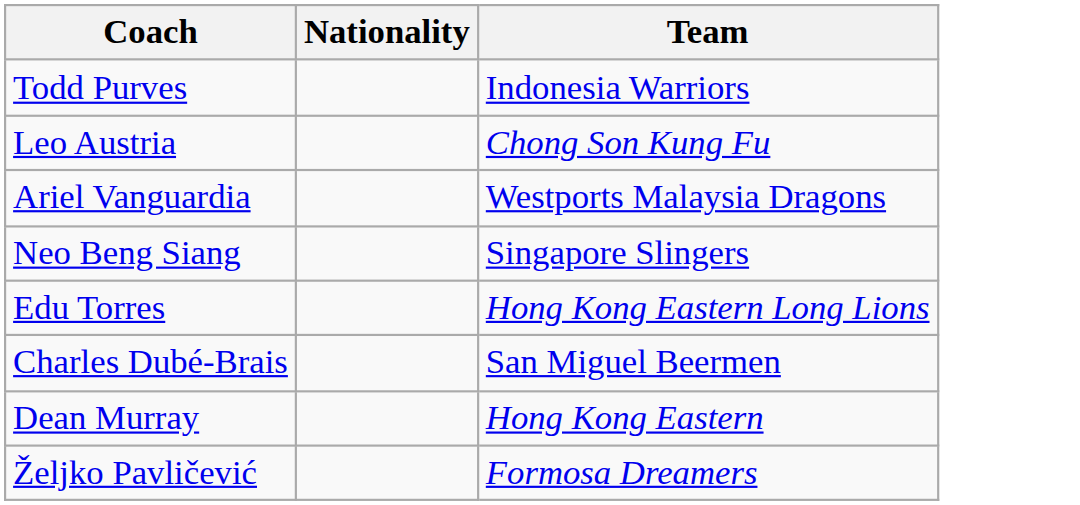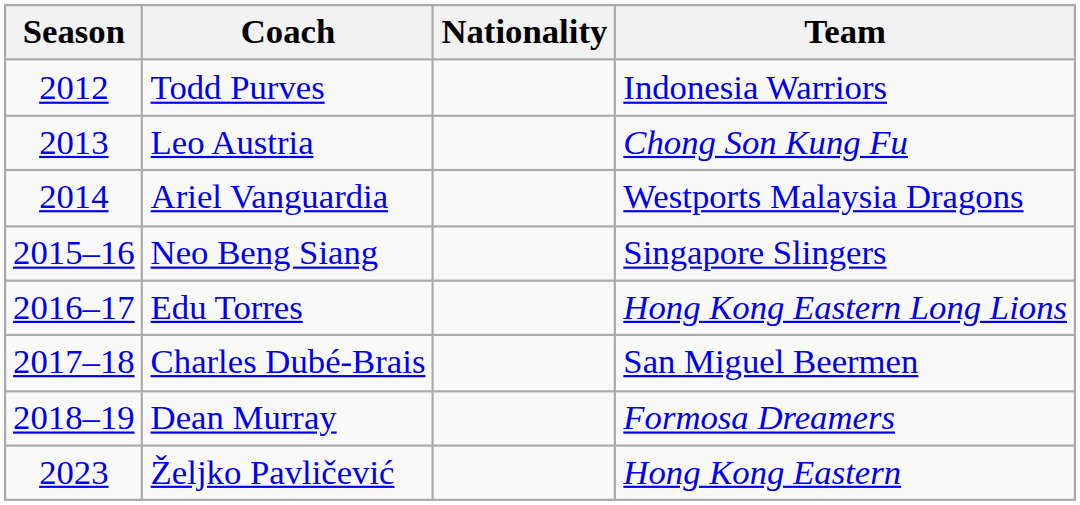+ column: (74, 32)
(625, 417) Hong Kong Eastern -> (759, 417) Formosa Dreamers
(622, 472) Formosa Dreamers -> (762, 472) Hong Kong Eastern
